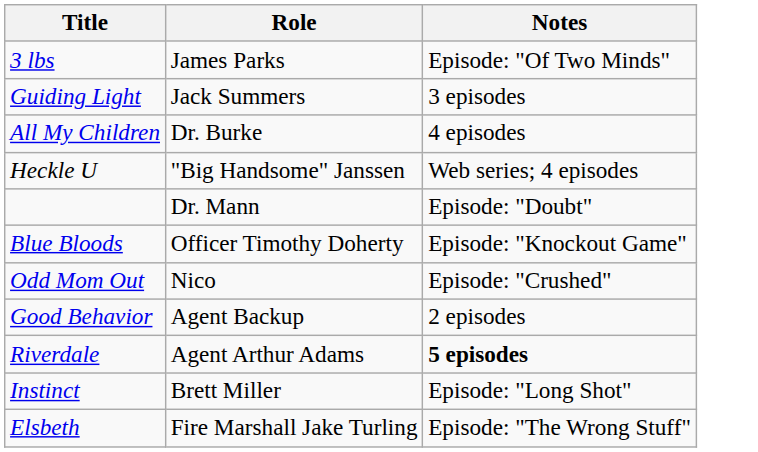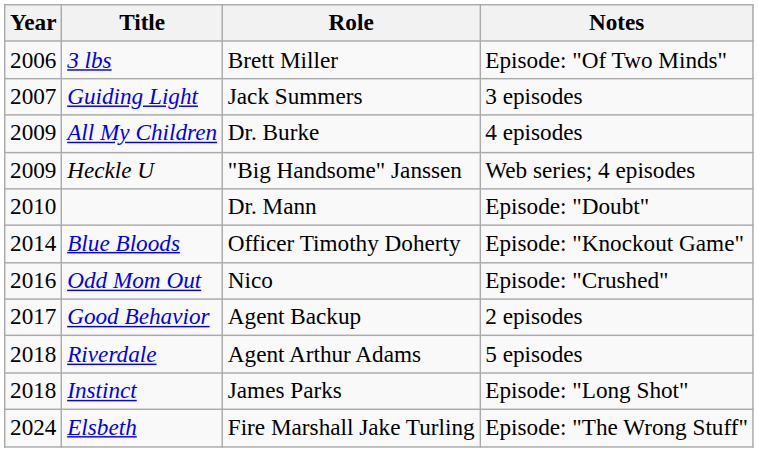+ column: (33, 22)
(228, 59) James Parks -> (283, 59) Brett Miller
(478, 354) bold -> (534, 354) normal
(226, 390) Brett Miller -> (285, 390) James Parks
